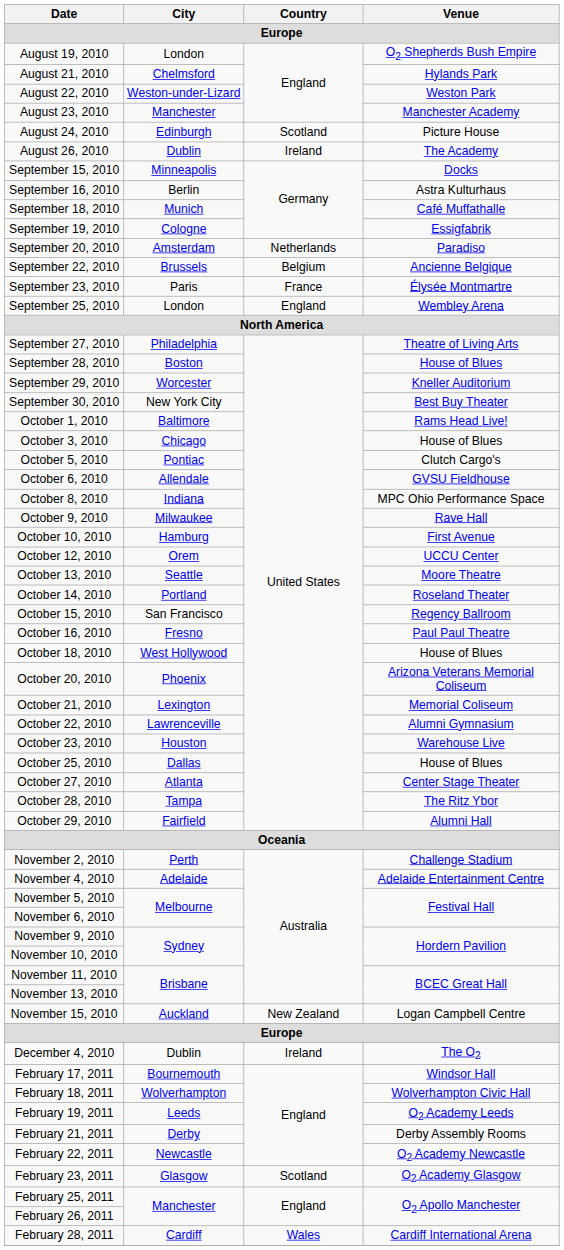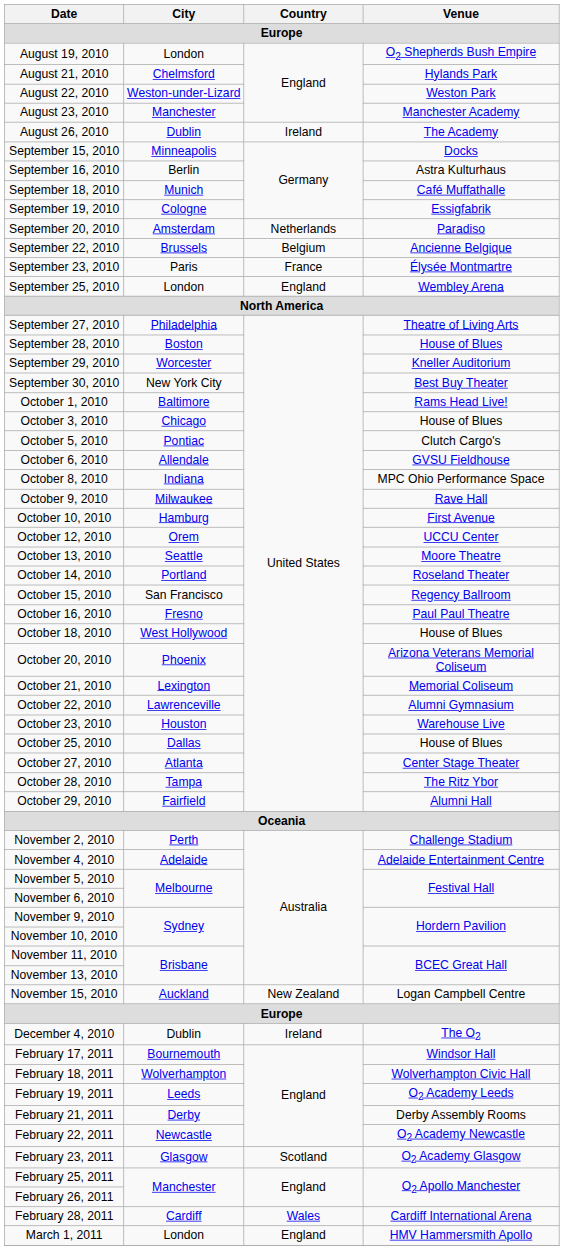- row: (64, 132)
+ row: (64, 1235)
